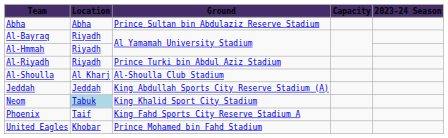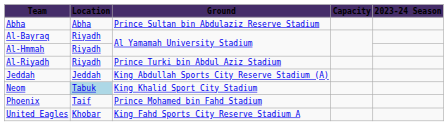- row: (30, 75)
(207, 114) King Fahd Sports City Reserve Stadium A -> (188, 101) Prince Mohamed bin Fahd Stadium
(188, 127) Prince Mohamed bin Fahd Stadium -> (207, 114) King Fahd Sports City Reserve Stadium A
